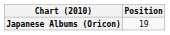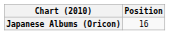(144, 24) 19 -> (144, 24) 16
